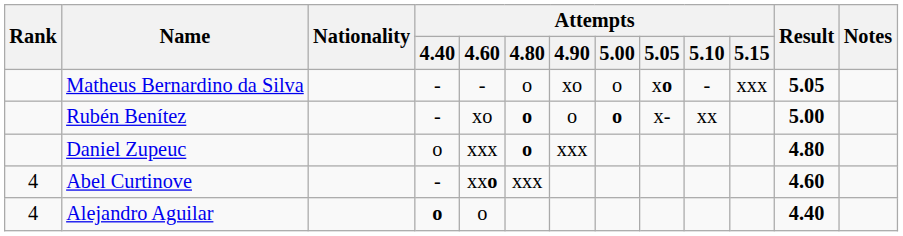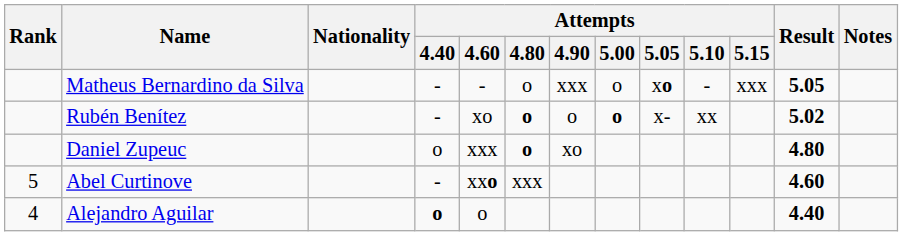(572, 85) xo -> (572, 85) xxx
(807, 117) 5.00 -> (807, 117) 5.02
(572, 149) xxx -> (572, 149) xo
(33, 181) 4 -> (33, 181) 5
